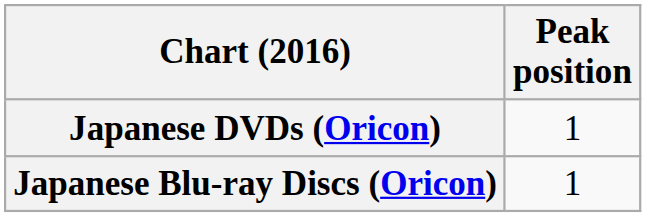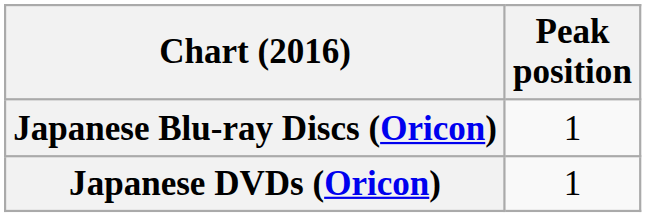rows swapped: (255, 127) <-> (255, 182)
